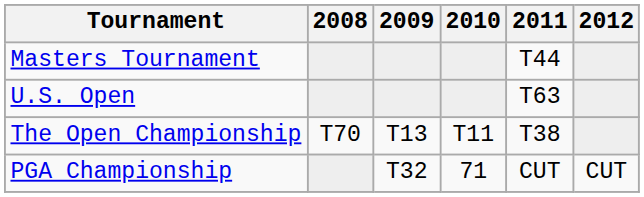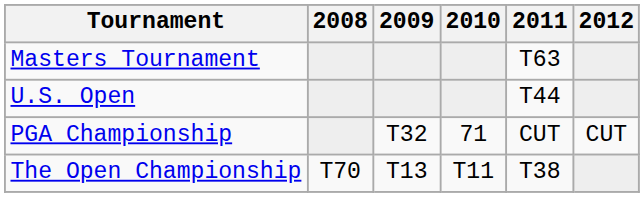(540, 61) T44 -> (540, 61) T63
(540, 98) T63 -> (540, 98) T44
rows swapped: (156, 136) <-> (121, 173)
